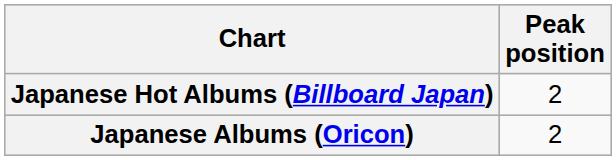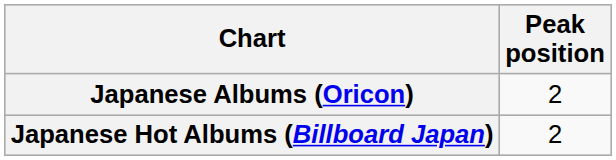rows swapped: (252, 134) <-> (252, 94)
